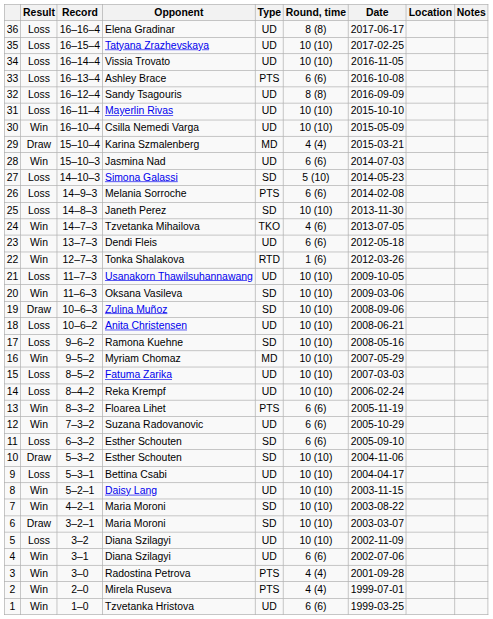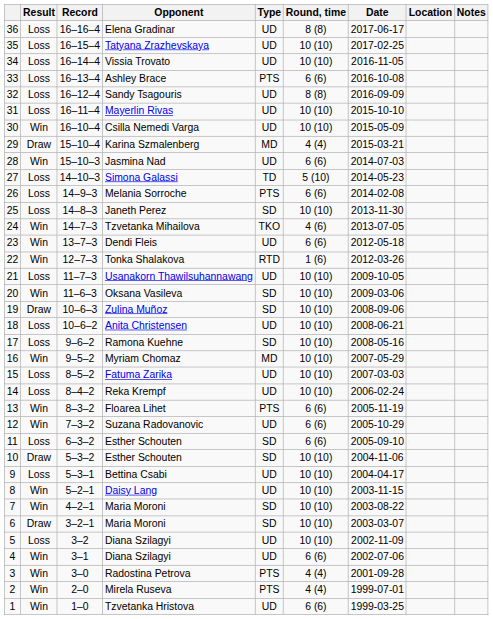(269, 177) SD -> (269, 177) TD
